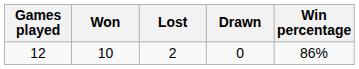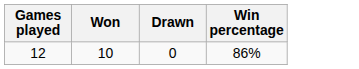- column: (173, 23)
